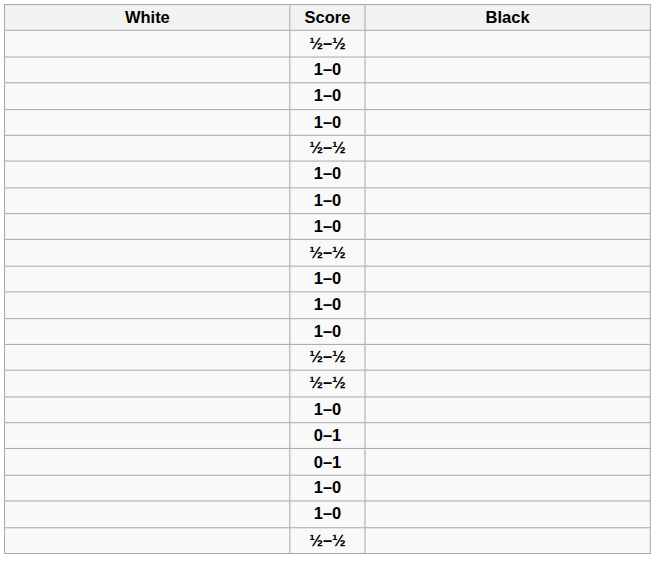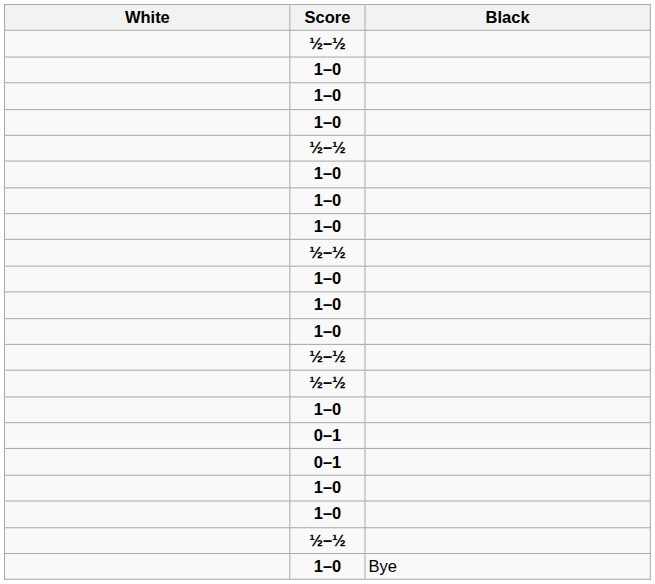+ row: (327, 566)
